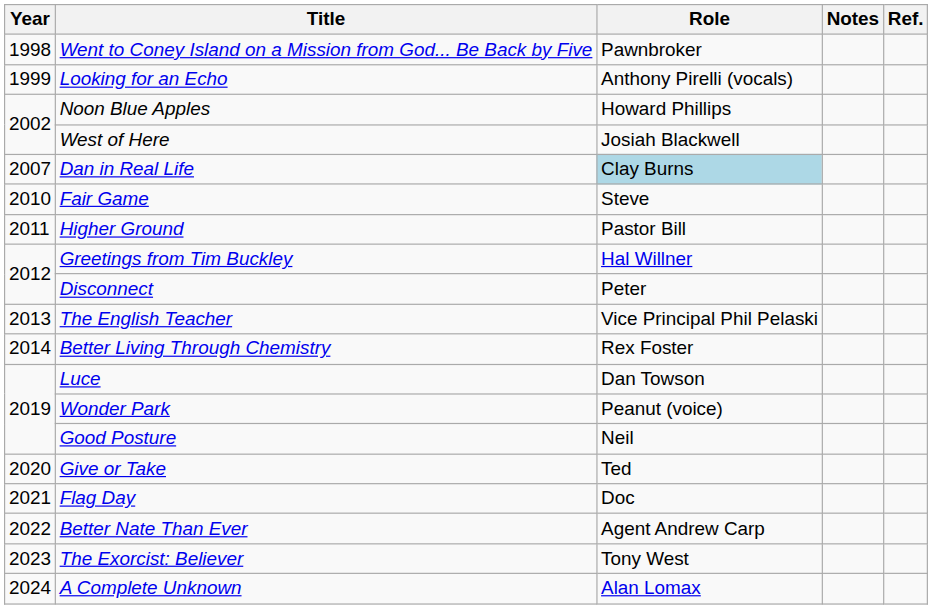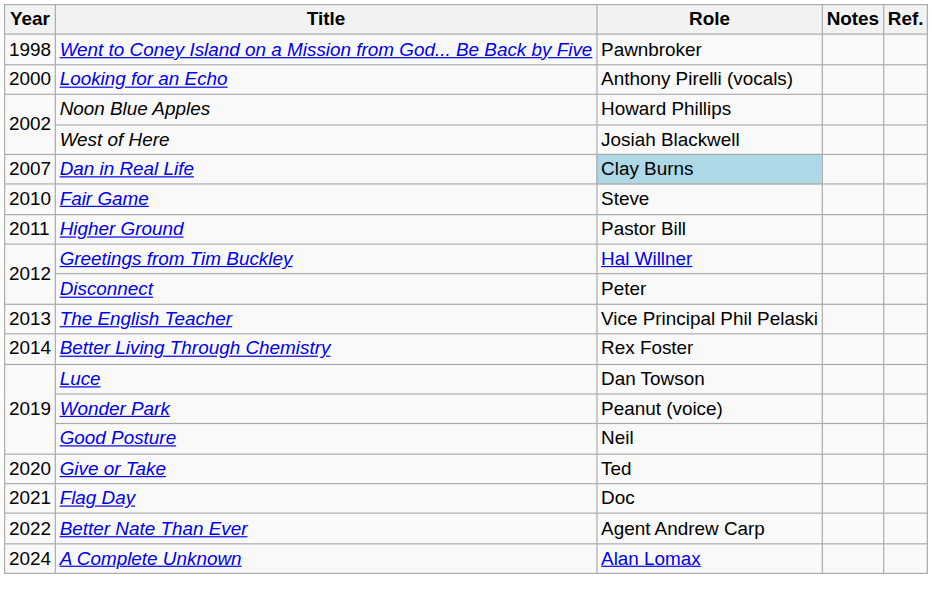(30, 79) 1999 -> (30, 79) 2000
- row: (151, 558)
